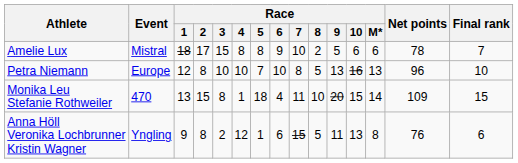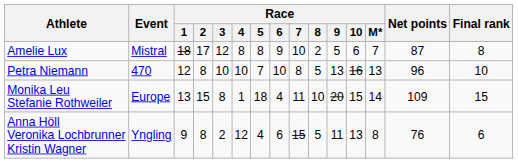(222, 52) 15 -> (222, 52) 12
(375, 52) 6 -> (375, 52) 7
(417, 52) 78 -> (417, 52) 87
(481, 52) 7 -> (481, 52) 8
(151, 71) Europe -> (141, 71) 470
(141, 96) 470 -> (151, 96) Europe
(260, 136) 1 -> (260, 136) 4
